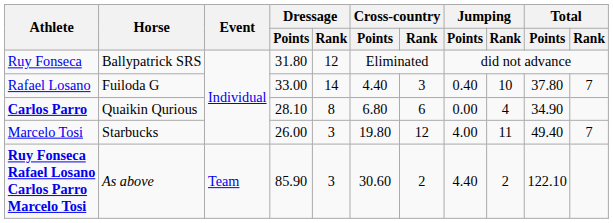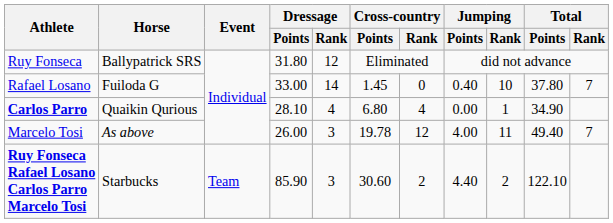(375, 85) 4.40 -> (375, 85) 1.45
(422, 85) 3 -> (422, 85) 0
(331, 109) 8 -> (331, 109) 4
(422, 109) 6 -> (422, 109) 4
(505, 109) 4 -> (505, 109) 1
(130, 132) Starbucks -> (128, 132) As above
(375, 132) 19.80 -> (375, 132) 19.78
(128, 181) As above -> (130, 181) Starbucks
